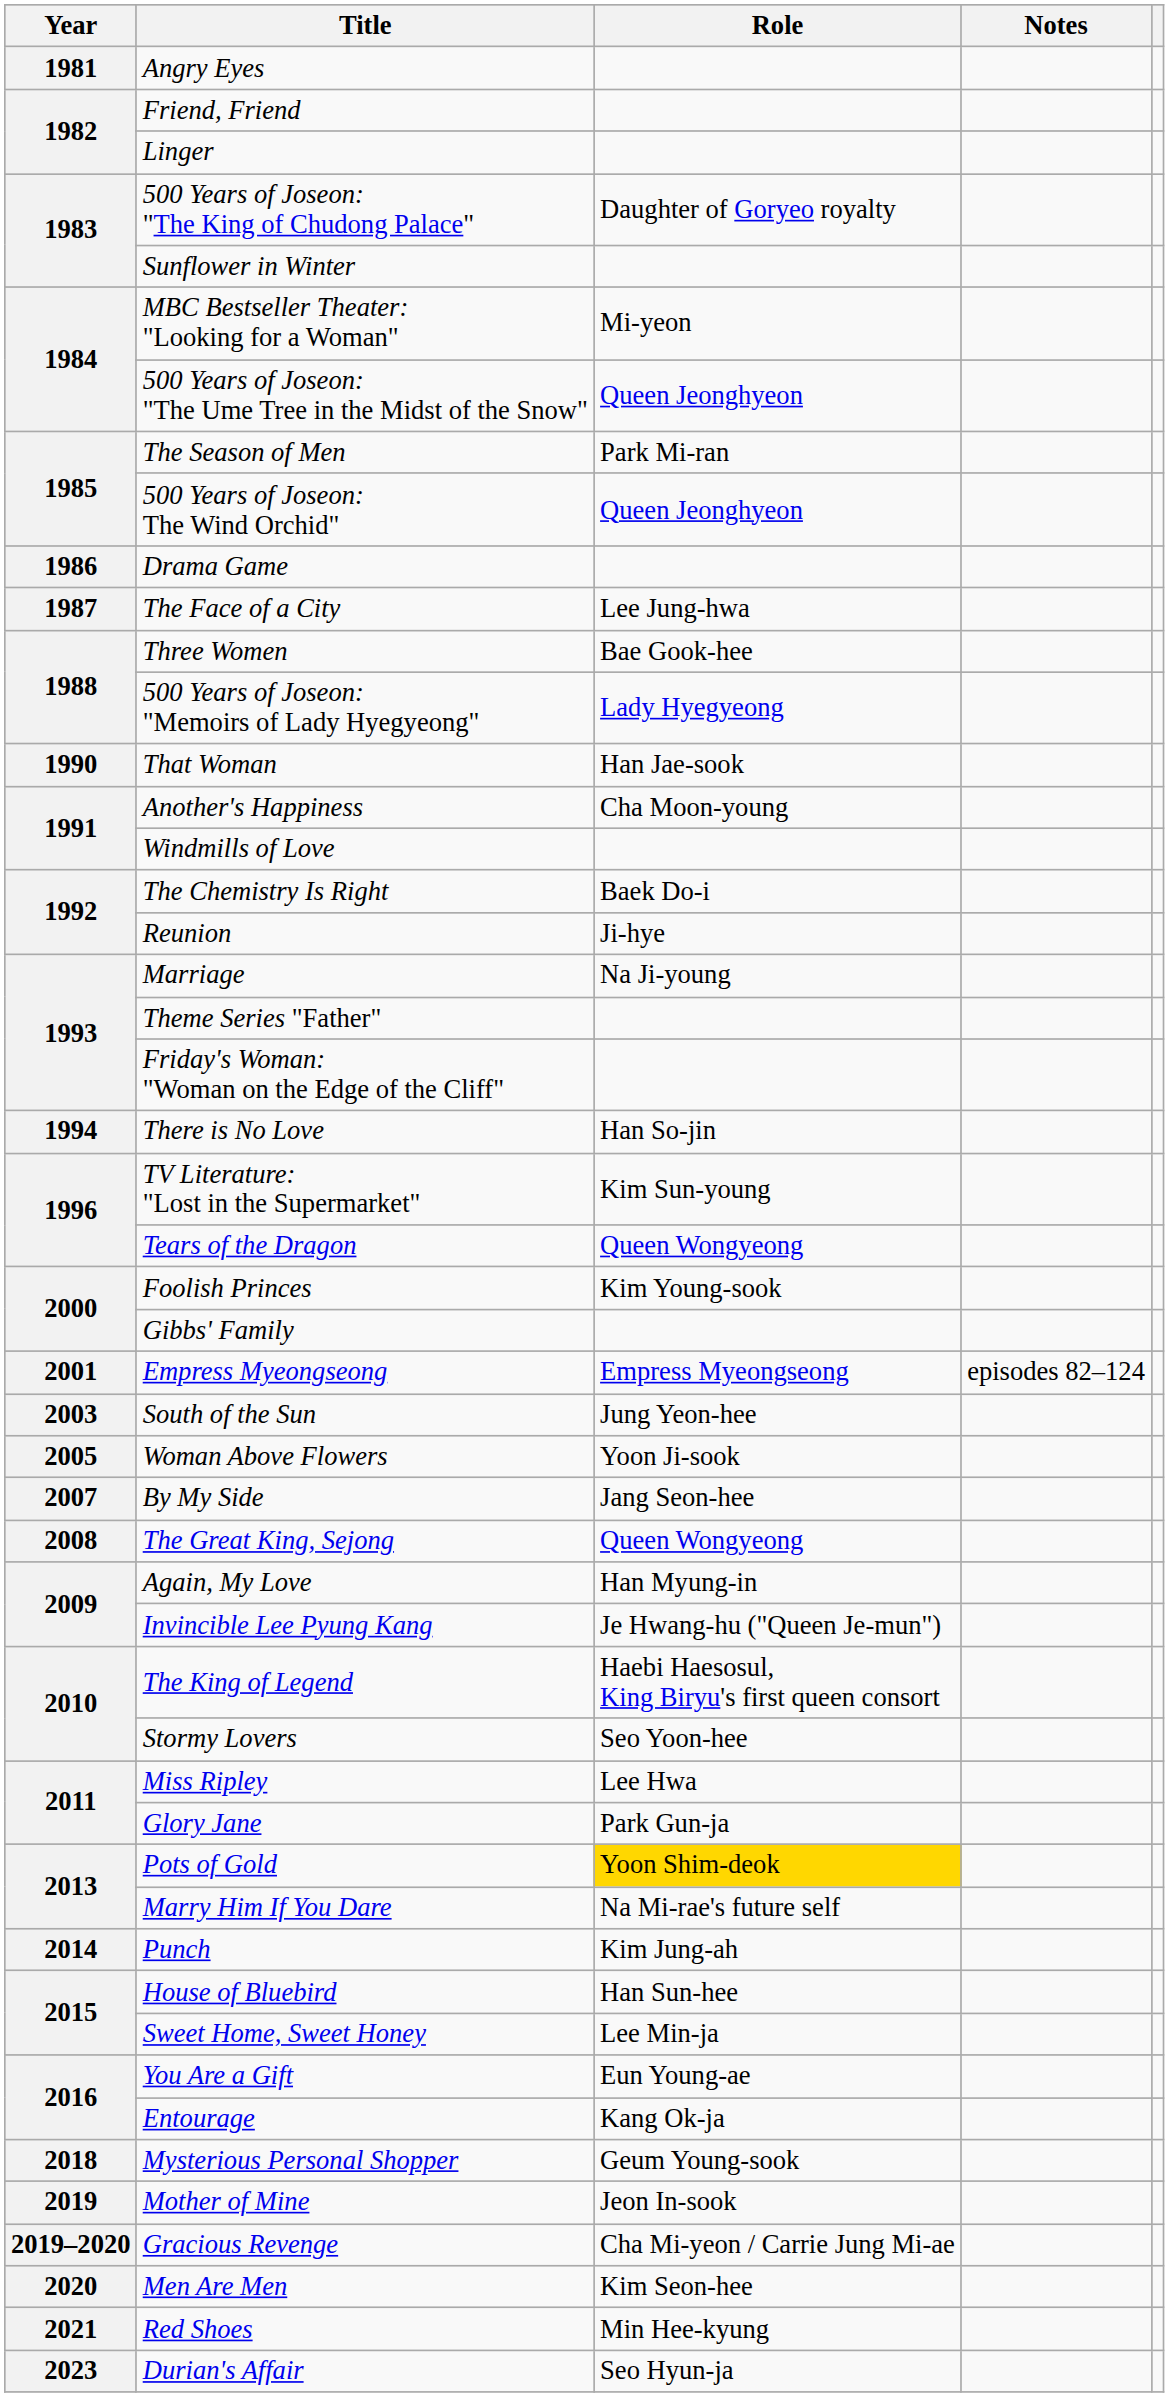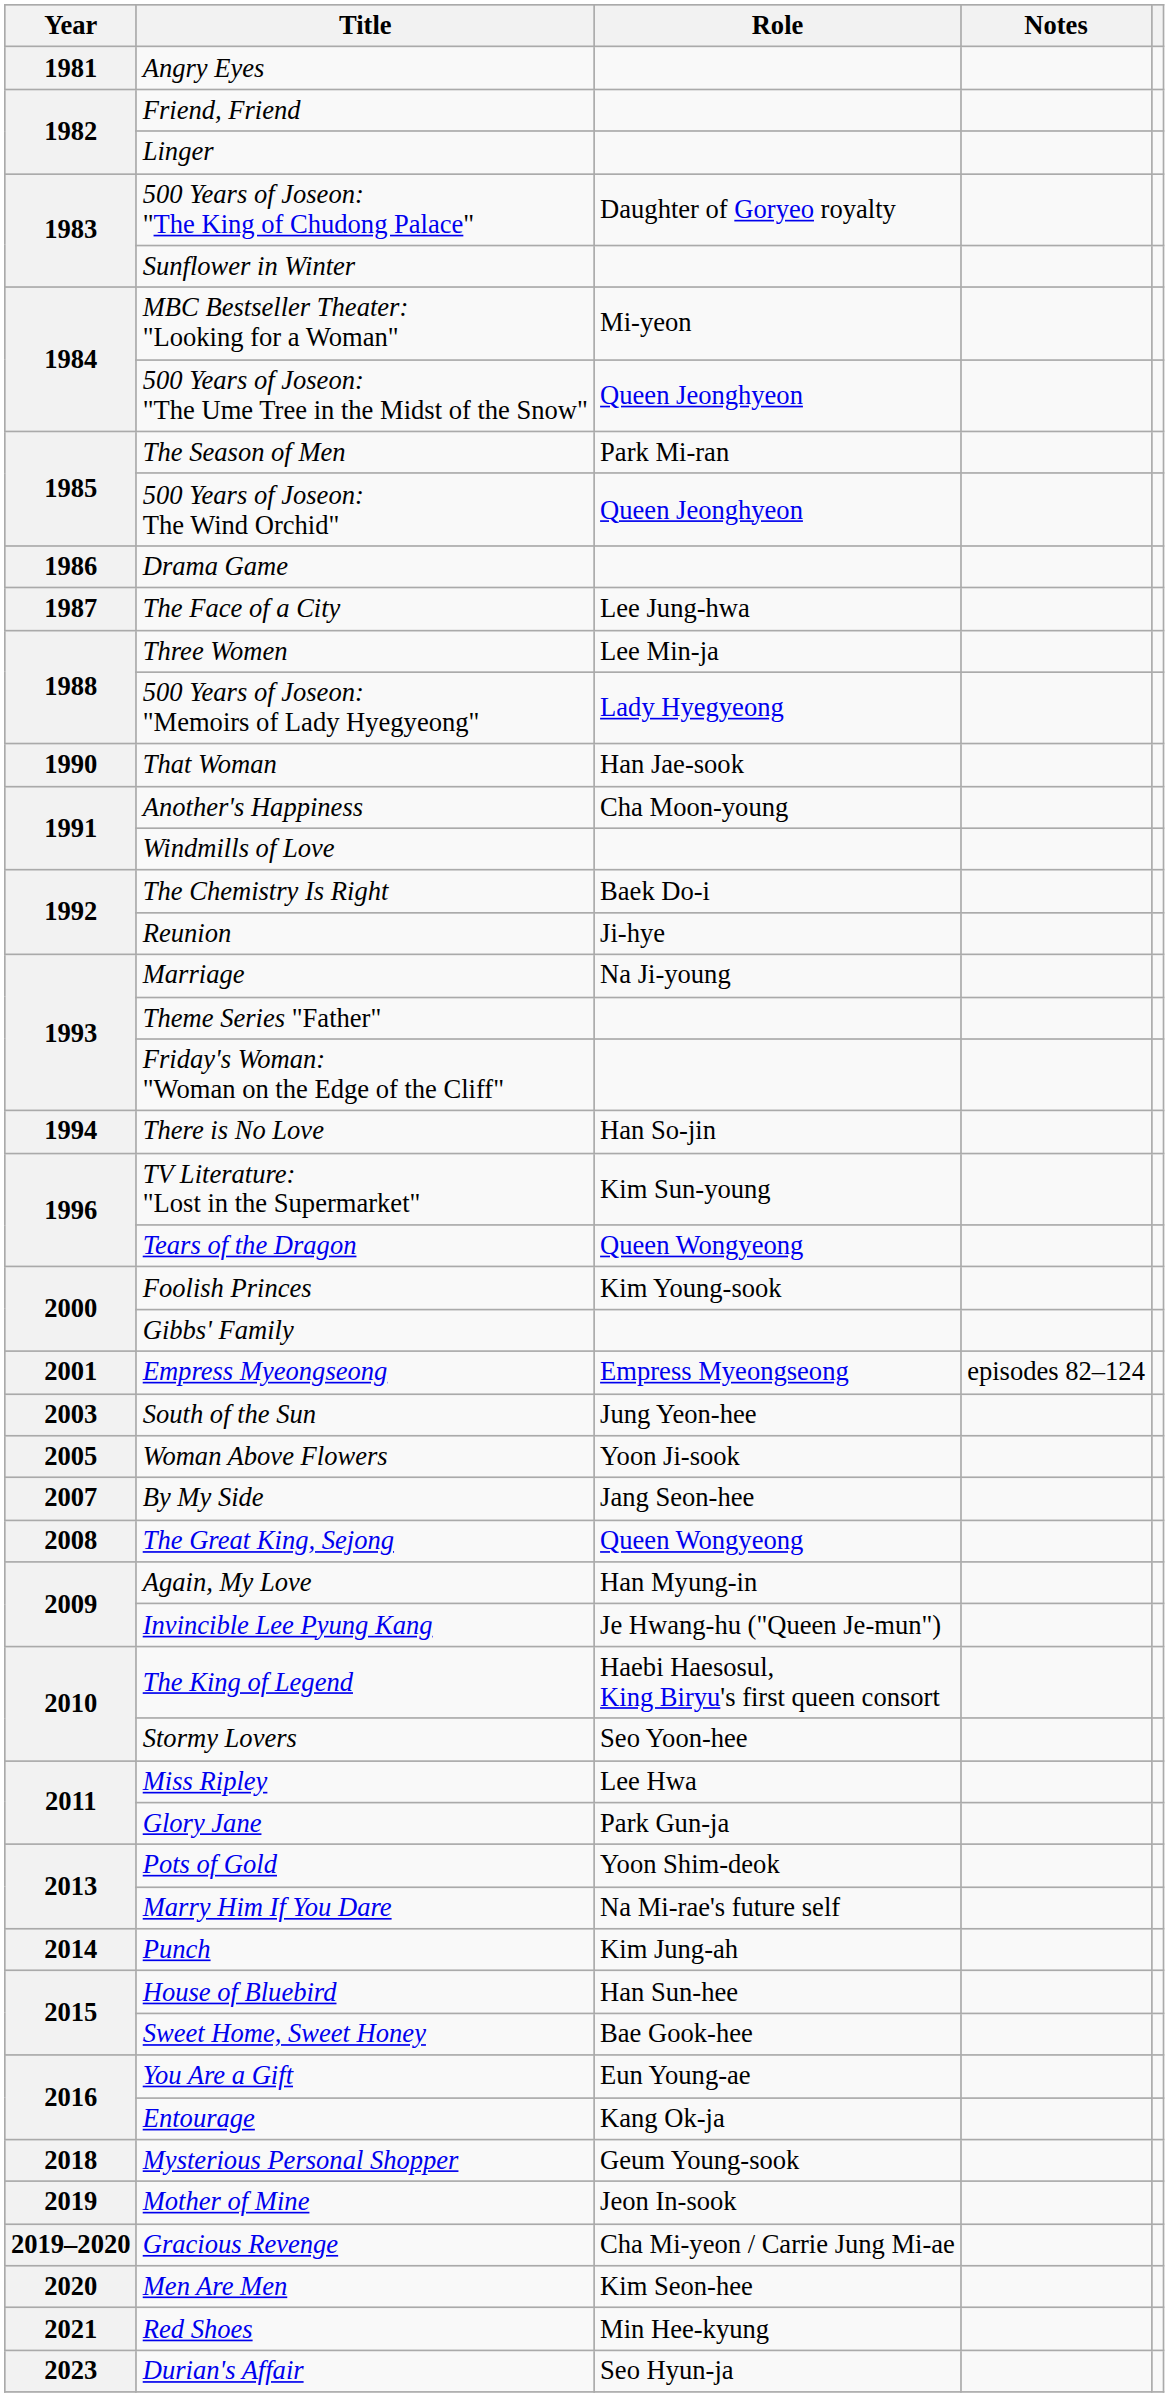(676, 650) Bae Gook-hee -> (659, 650) Lee Min-ja
(690, 1865) gold background -> (690, 1865) no background
(659, 2033) Lee Min-ja -> (676, 2033) Bae Gook-hee
